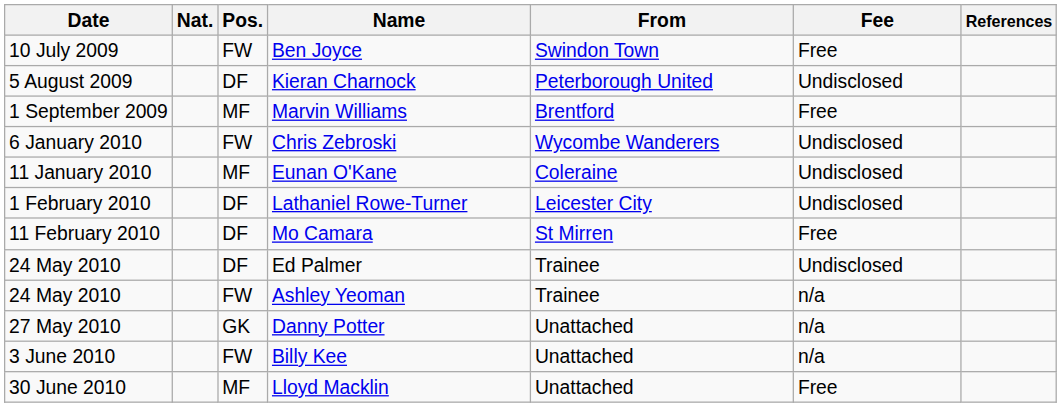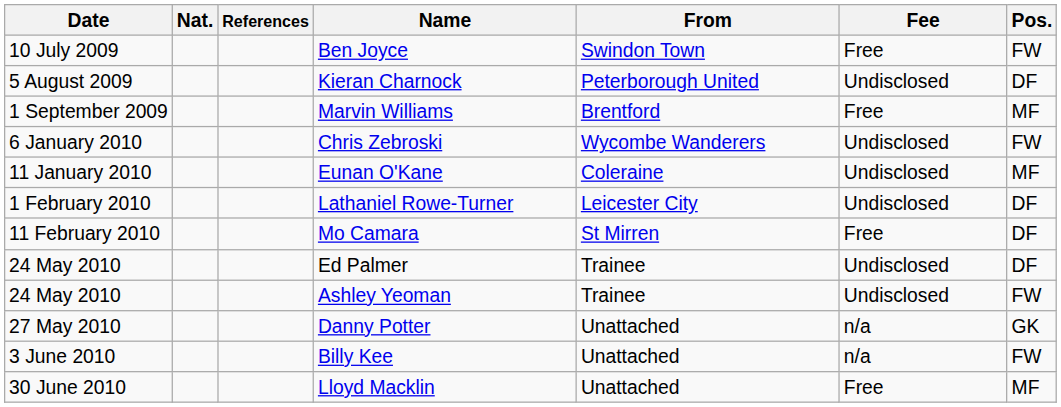columns swapped: (243, 20) <-> (1009, 22)
(811, 295) n/a -> (896, 295) Undisclosed
